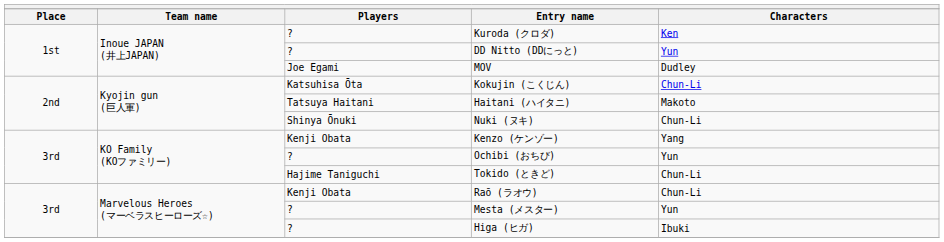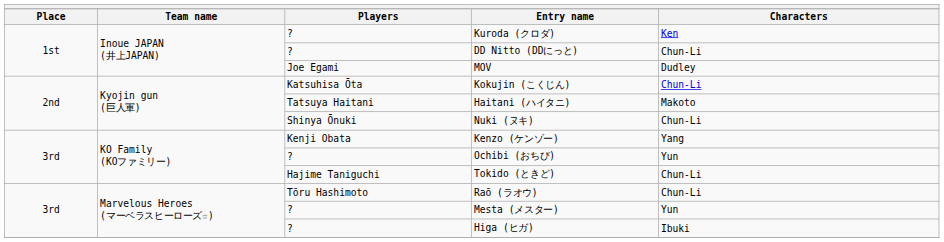(670, 51) Yun -> (681, 51) Chun-Li
(319, 192) Kenji Obata -> (328, 192) Tōru Hashimoto
